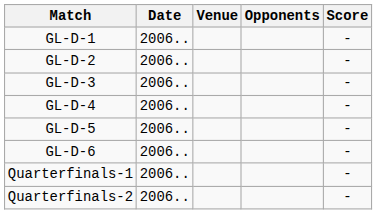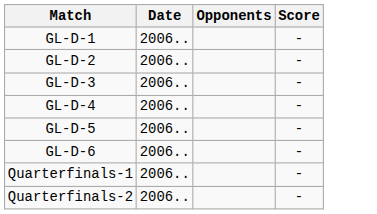- column: (217, 16)
